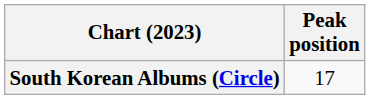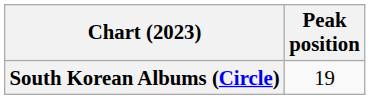(325, 77) 17 -> (325, 77) 19
